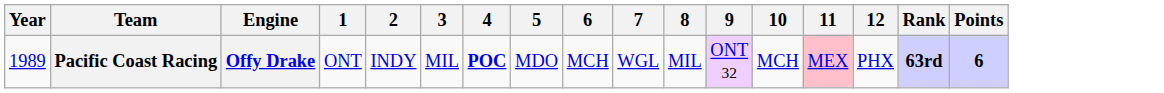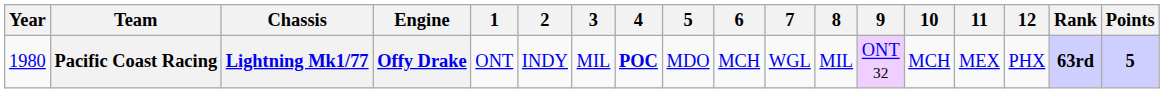+ column: (297, 20)
(27, 61) 1989 -> (27, 61) 1980
(828, 61) pink background -> (979, 61) no background
(979, 61) 6 -> (1130, 61) 5
